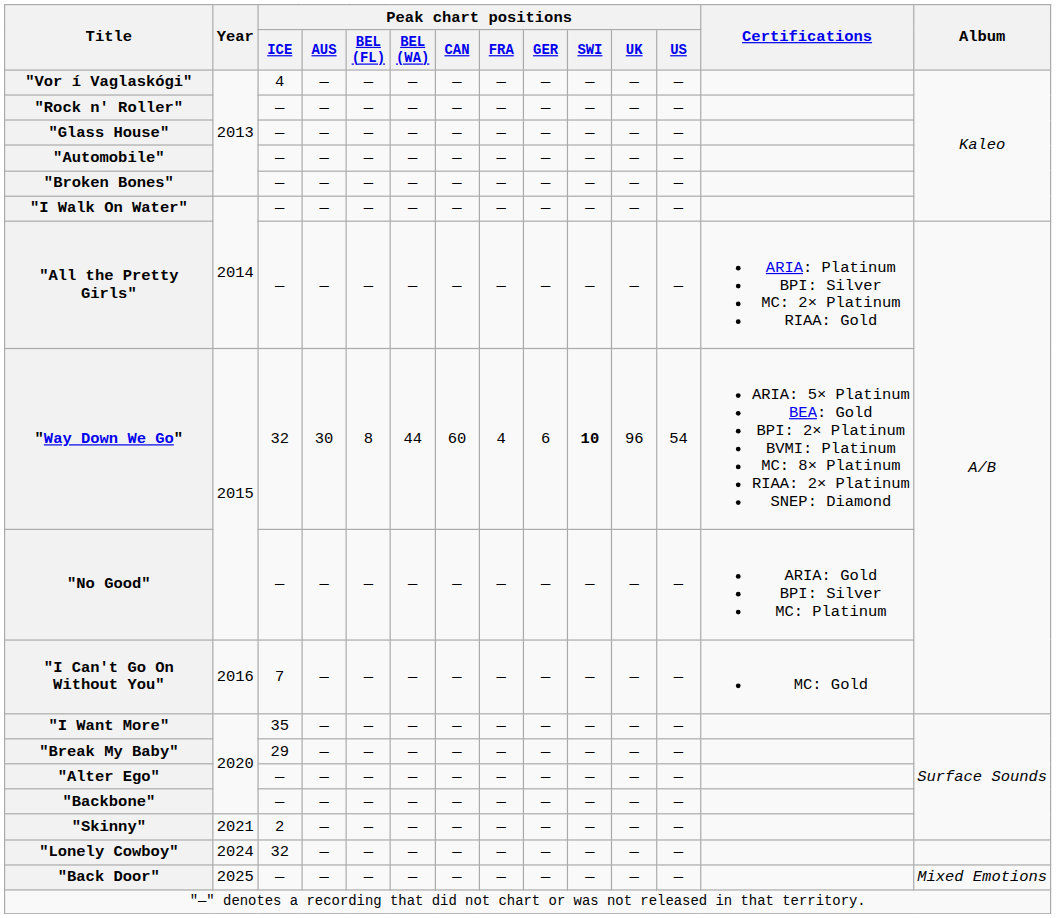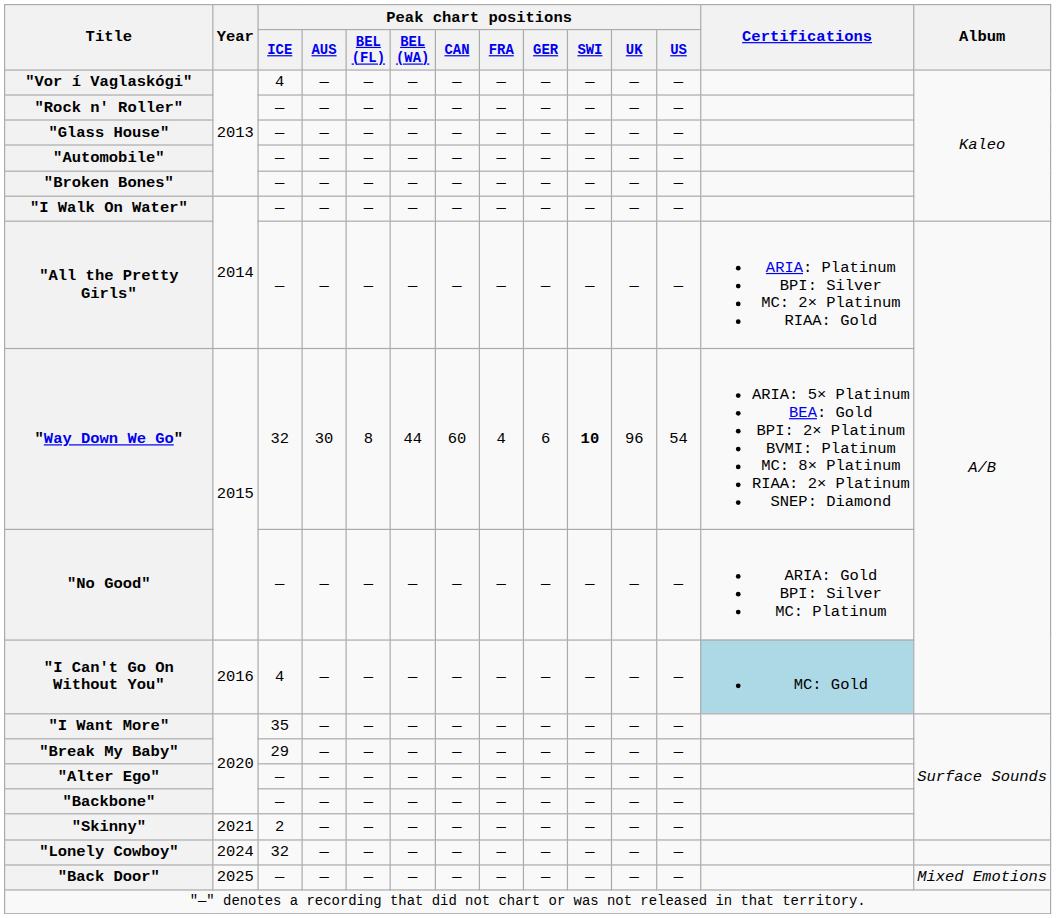(280, 676) 7 -> (280, 676) 4
(807, 685) no background -> (807, 685) lightblue background
